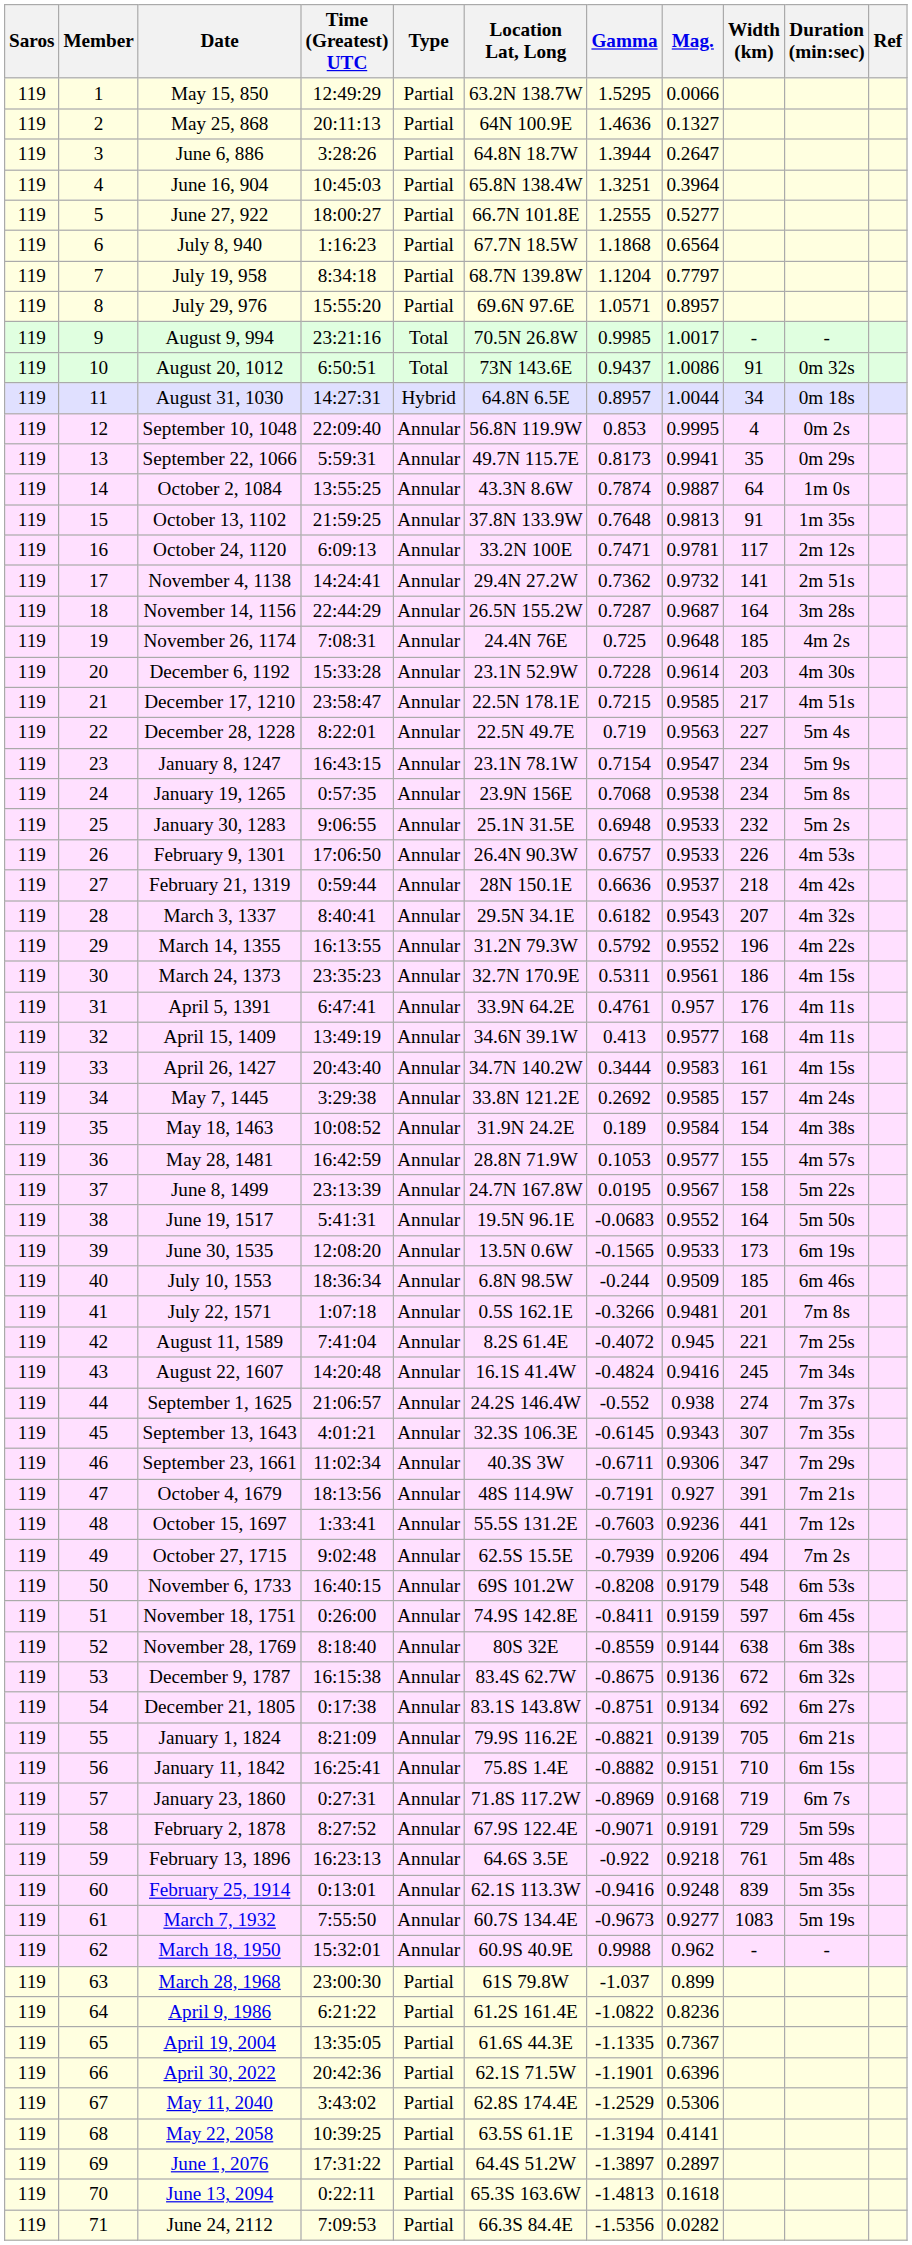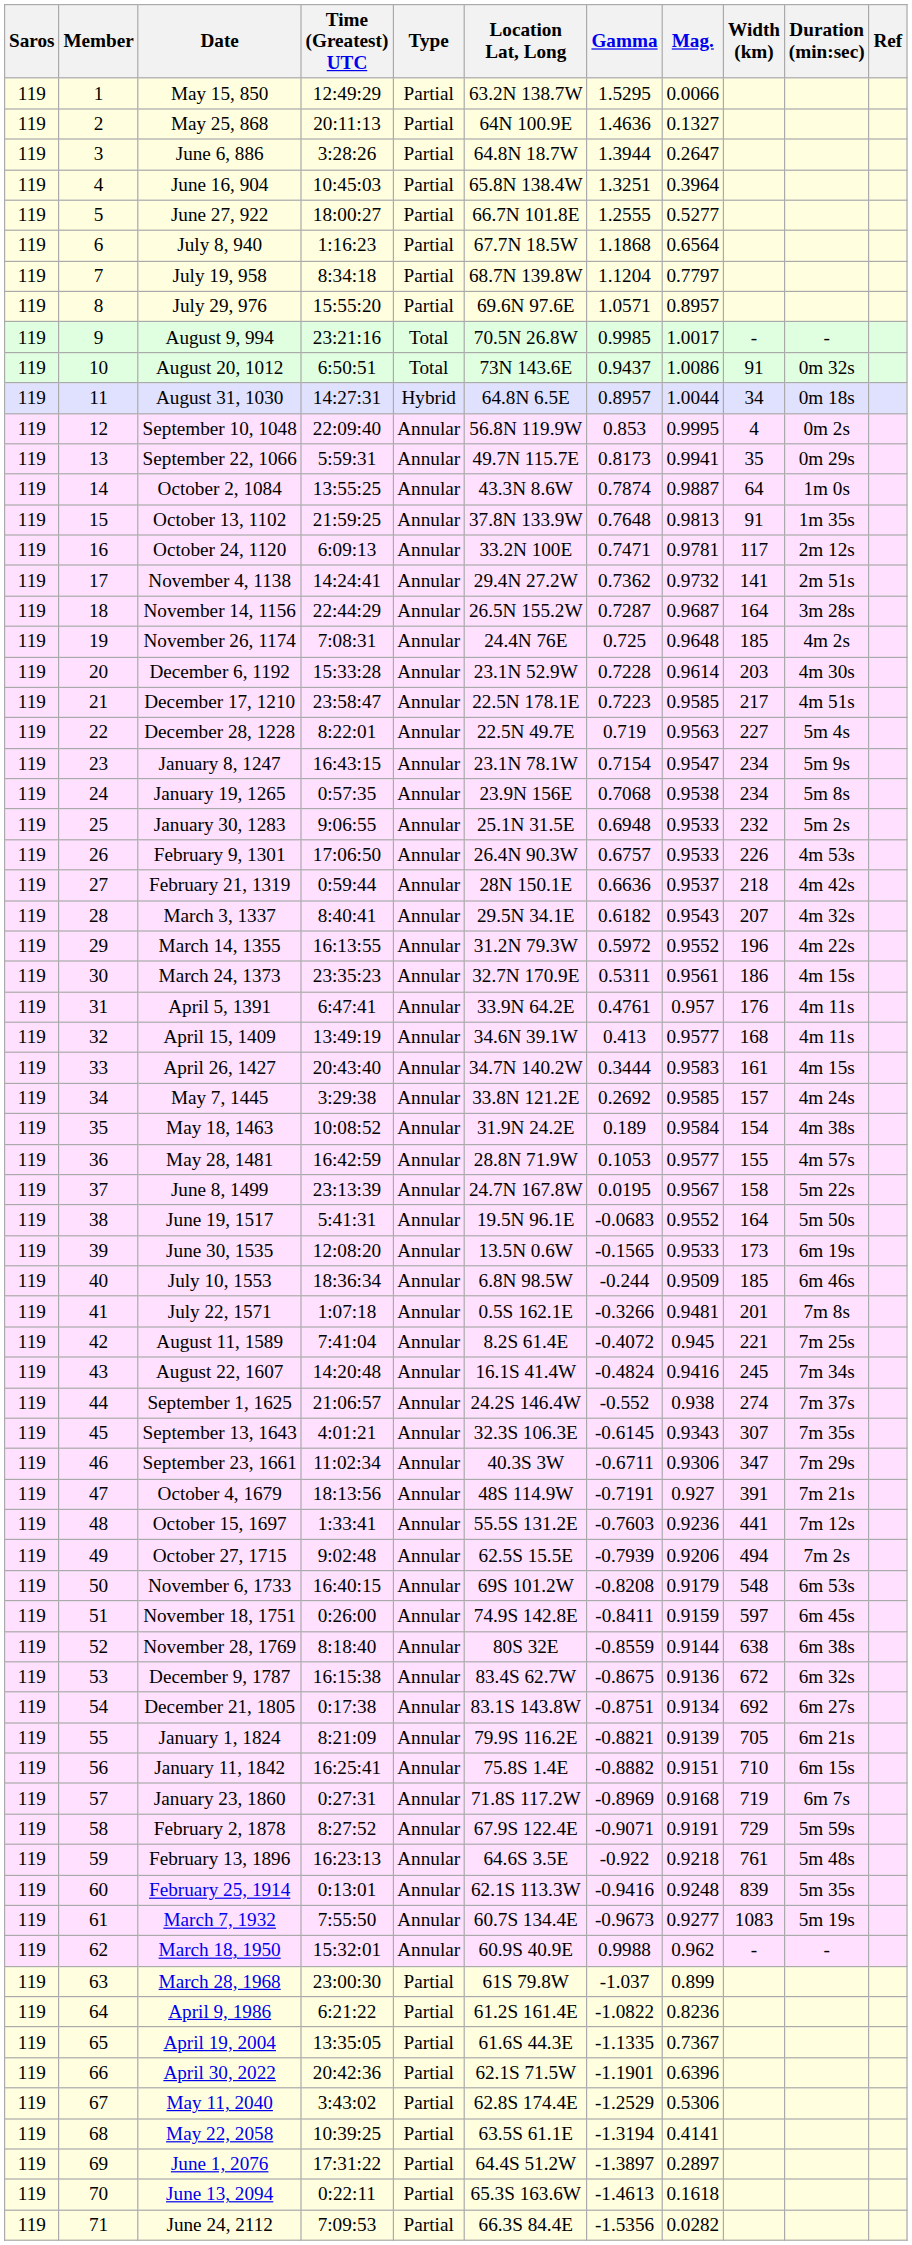(624, 702) 0.7215 -> (624, 702) 0.7223
(624, 945) 0.5792 -> (624, 945) 0.5972
(625, 2194) -1.4813 -> (625, 2194) -1.4613
